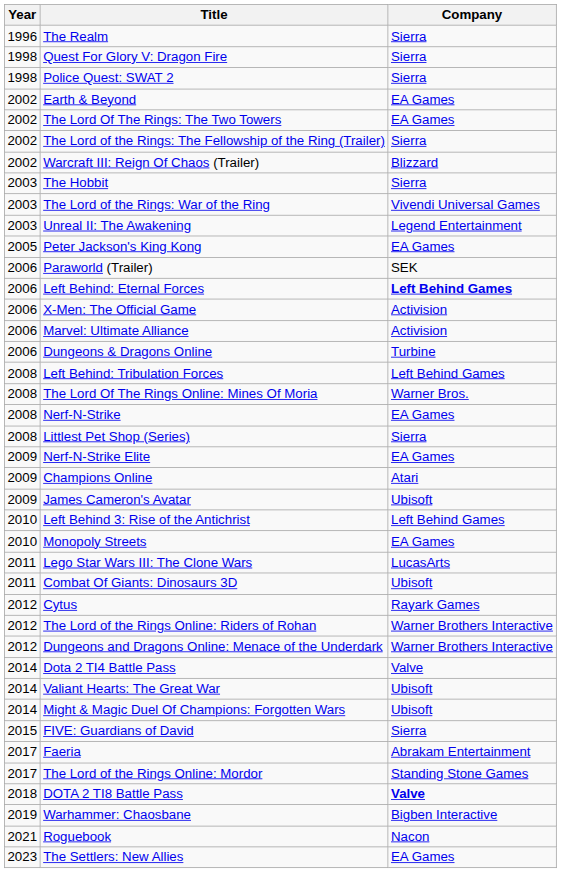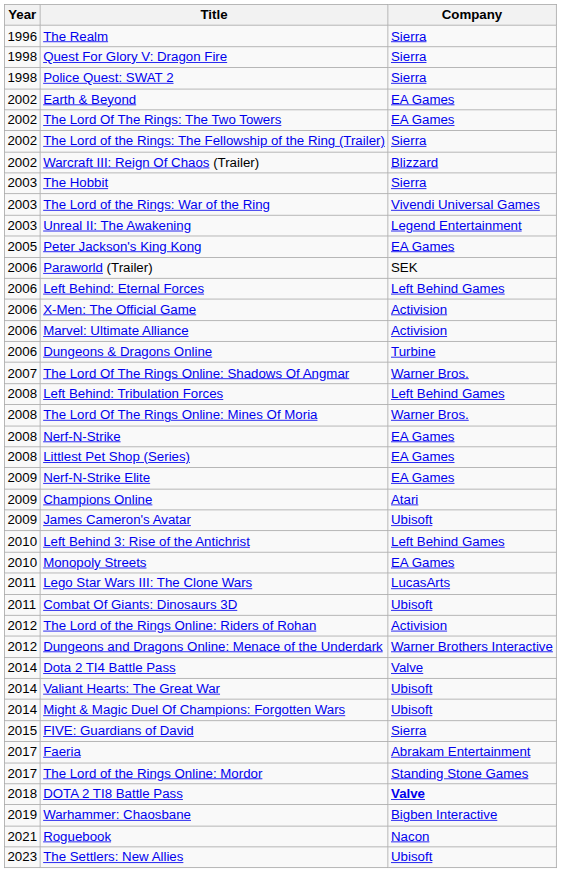(452, 288) bold -> (448, 288) normal
+ row: (196, 373)
(409, 436) Sierra -> (423, 457) EA Games
- row: (60, 604)
(472, 625) Warner Brothers Interactive -> (419, 625) Activision
(423, 857) EA Games -> (412, 857) Ubisoft
